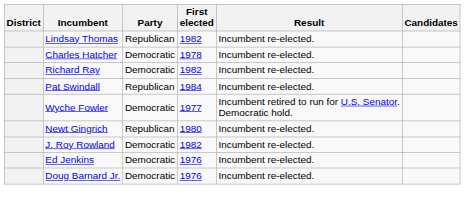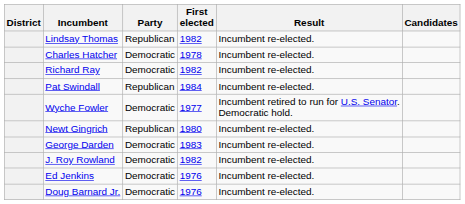+ row: (80, 144)
